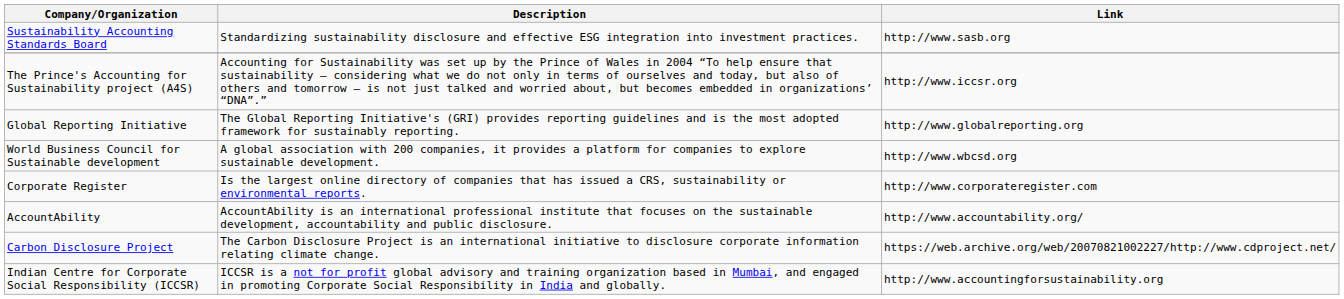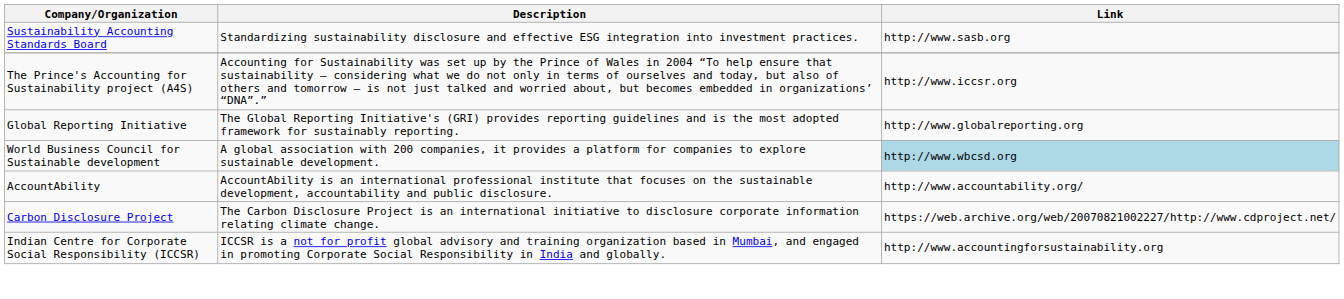(950, 156) no background -> (950, 156) lightblue background
- row: (67, 186)
